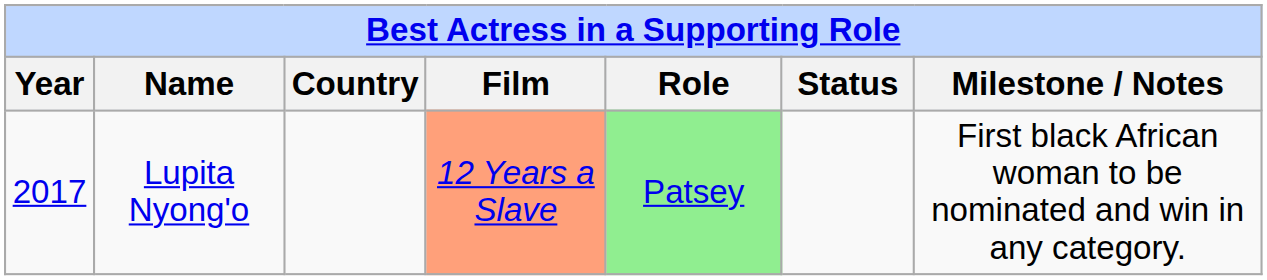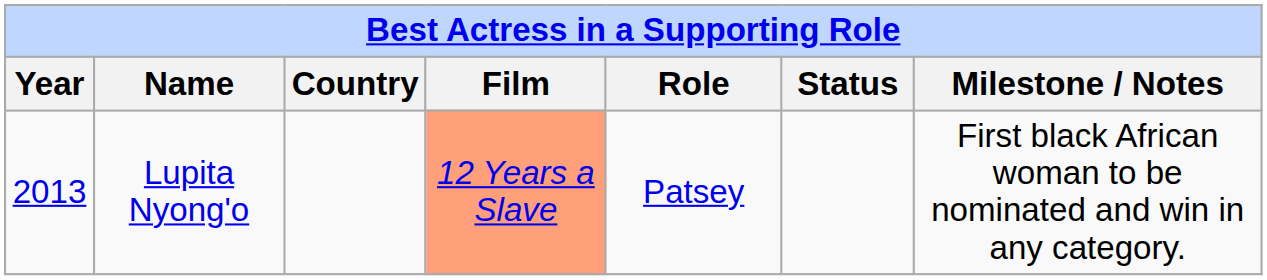(50, 191) 2017 -> (50, 191) 2013
(694, 191) lightgreen background -> (694, 191) no background
